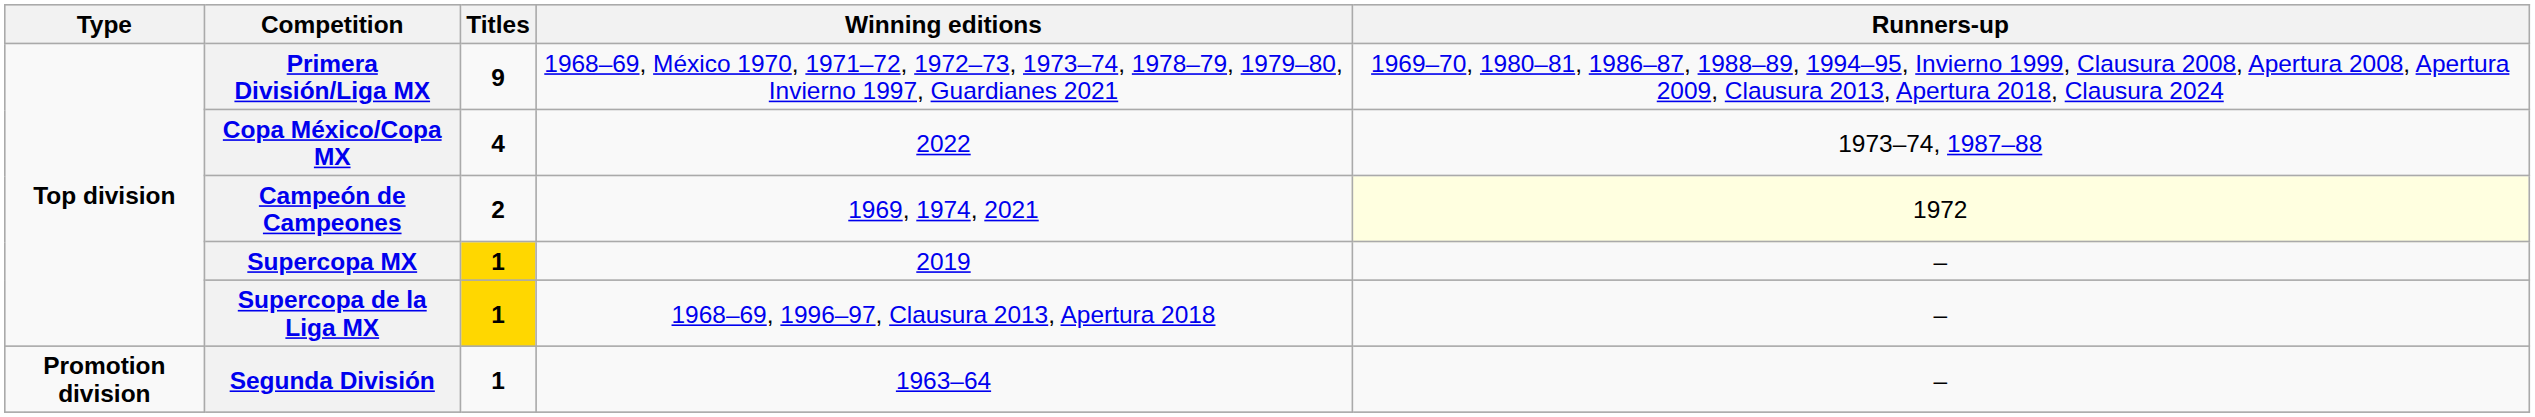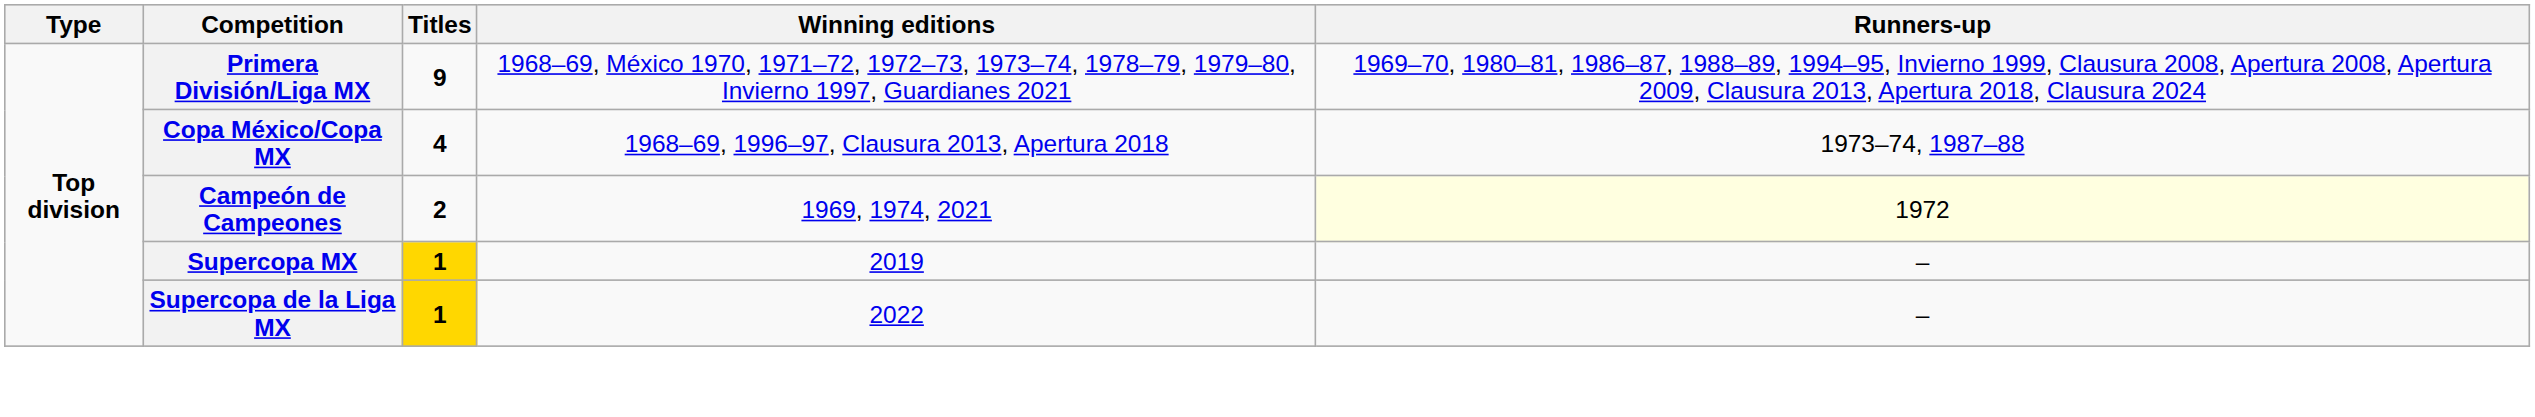(943, 143) 2022 -> (897, 143) 1968–69, 1996–97, Clausura 2013, Apertura 2018
(943, 314) 1968–69, 1996–97, Clausura 2013, Apertura 2018 -> (897, 314) 2022
- row: (332, 380)
